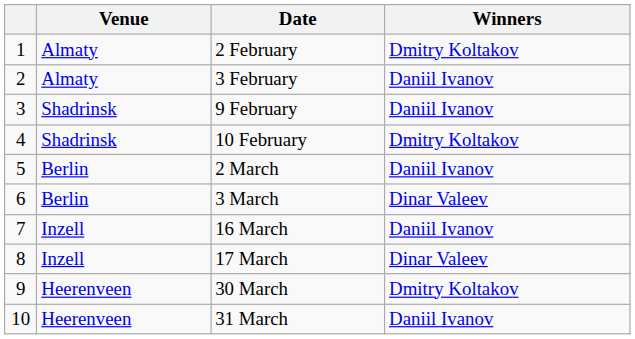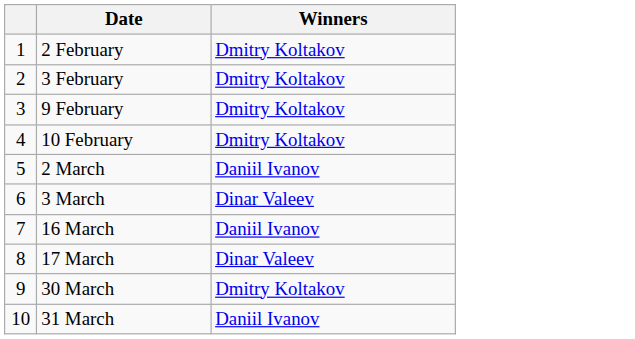- column: (124, 19)
(441, 79) Daniil Ivanov -> (280, 79) Dmitry Koltakov
(441, 109) Daniil Ivanov -> (280, 109) Dmitry Koltakov
